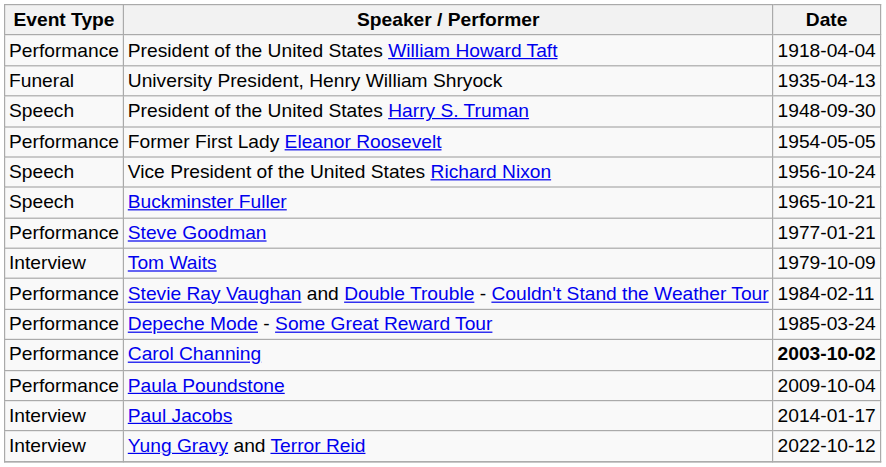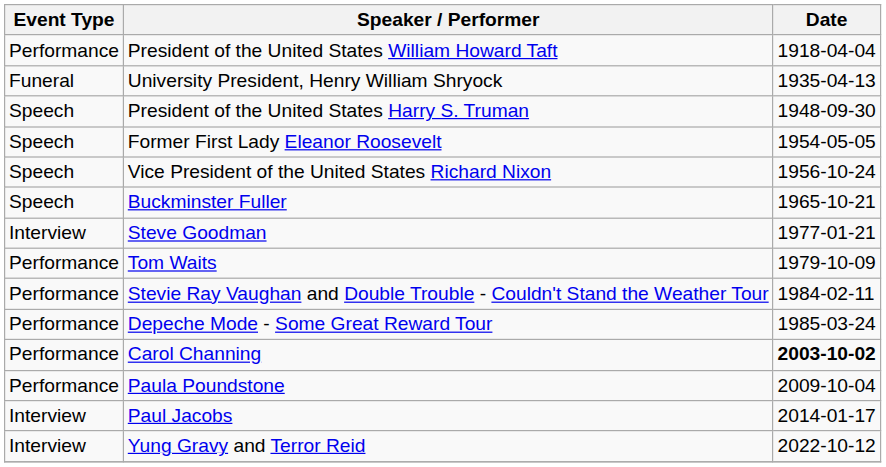(64, 141) Performance -> (42, 141) Speech
(64, 232) Performance -> (47, 232) Interview
(47, 263) Interview -> (64, 263) Performance
